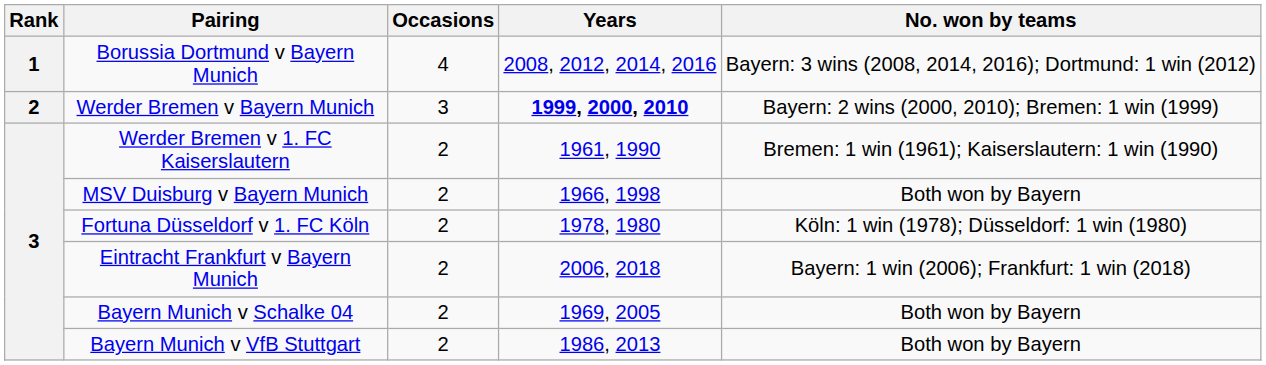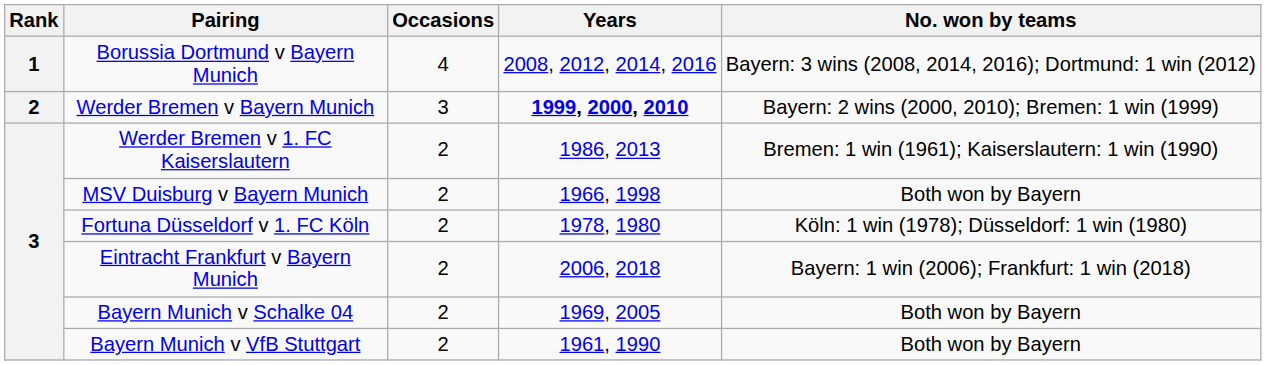(610, 150) 1961, 1990 -> (610, 150) 1986, 2013
(610, 344) 1986, 2013 -> (610, 344) 1961, 1990
